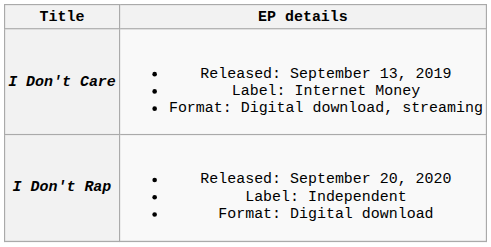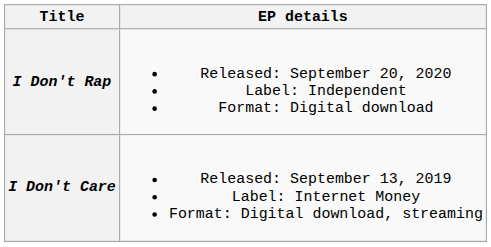rows swapped: (62, 82) <-> (62, 188)
